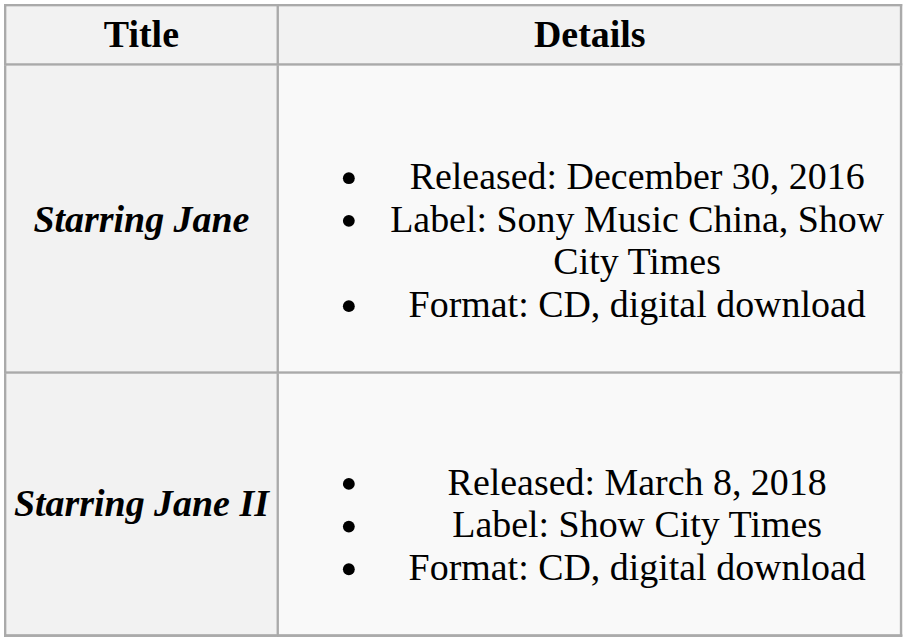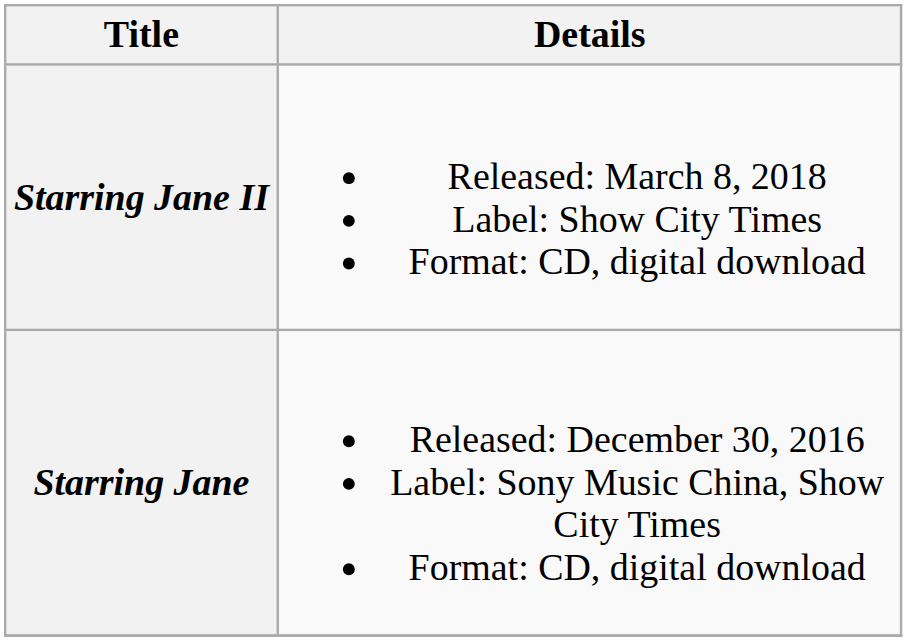rows swapped: (141, 217) <-> (141, 503)
